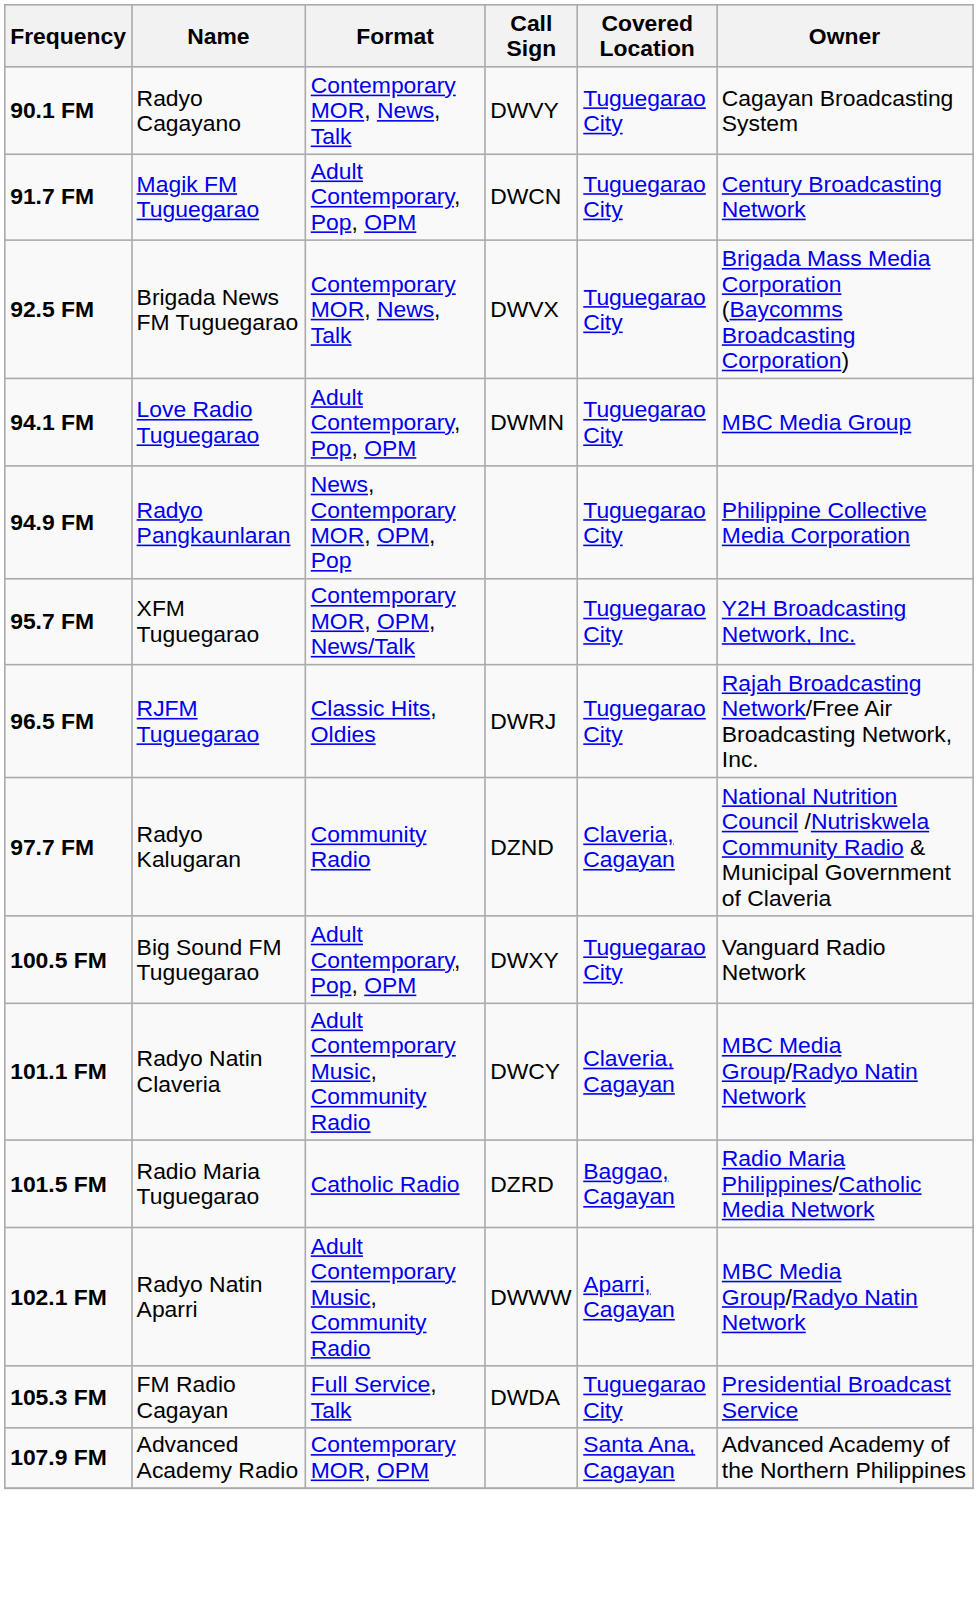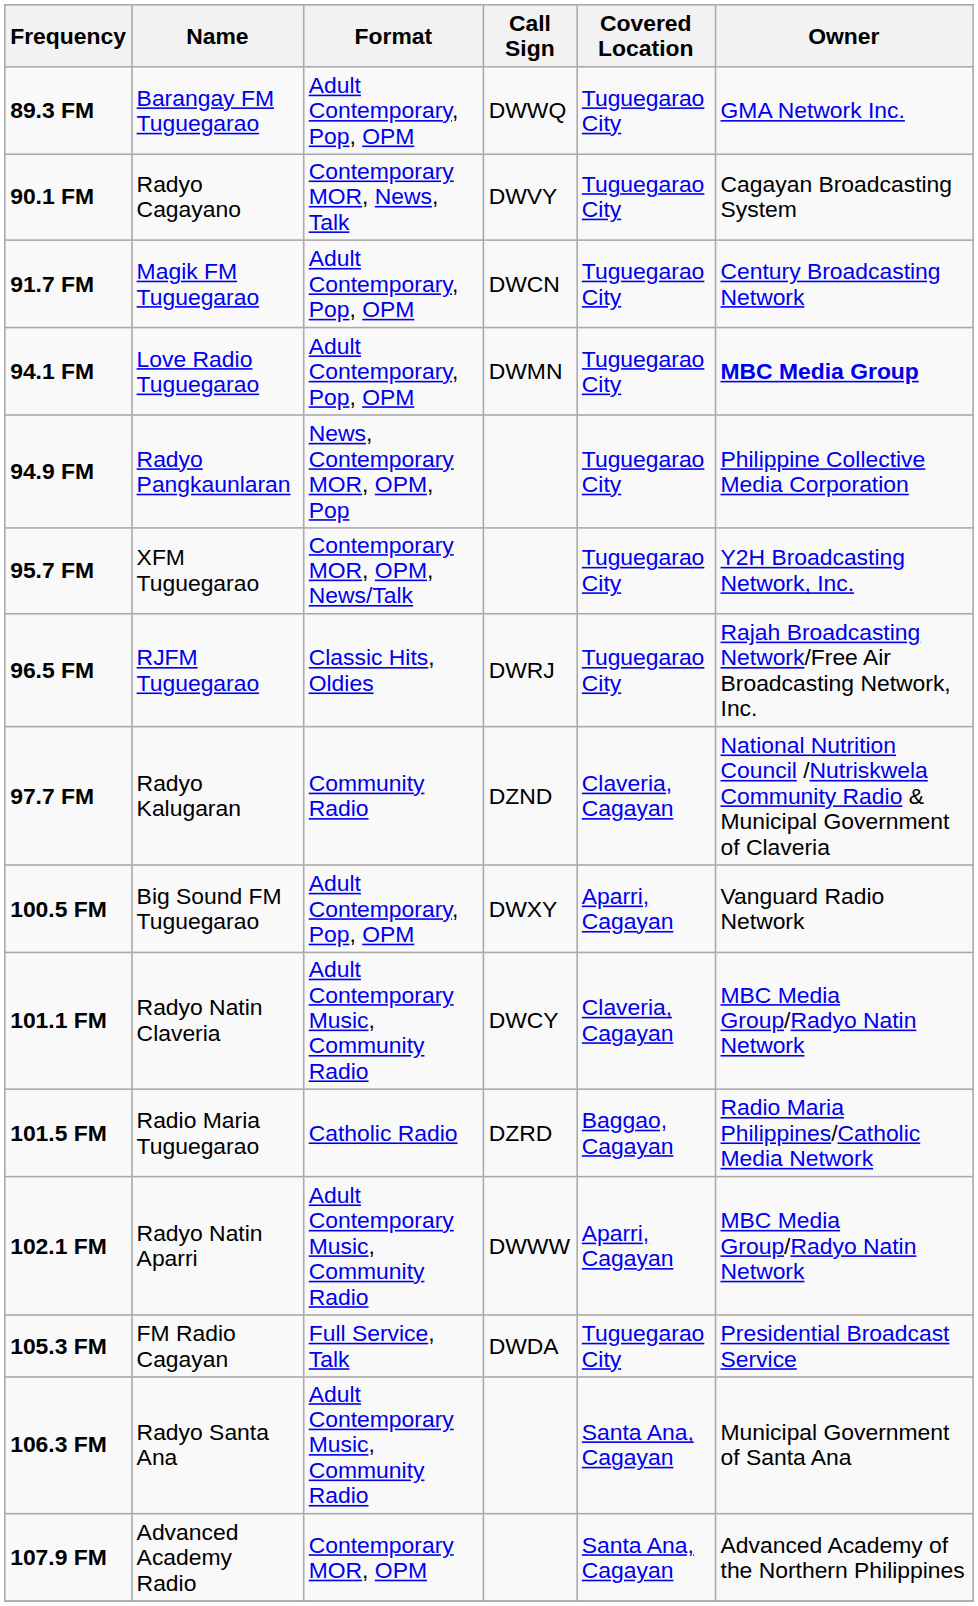+ row: (52, 110)
- row: (52, 310)
(817, 422) normal -> (820, 371) bold
(645, 959) Tuguegarao City -> (628, 909) Aparri, Cagayan
+ row: (58, 1446)
